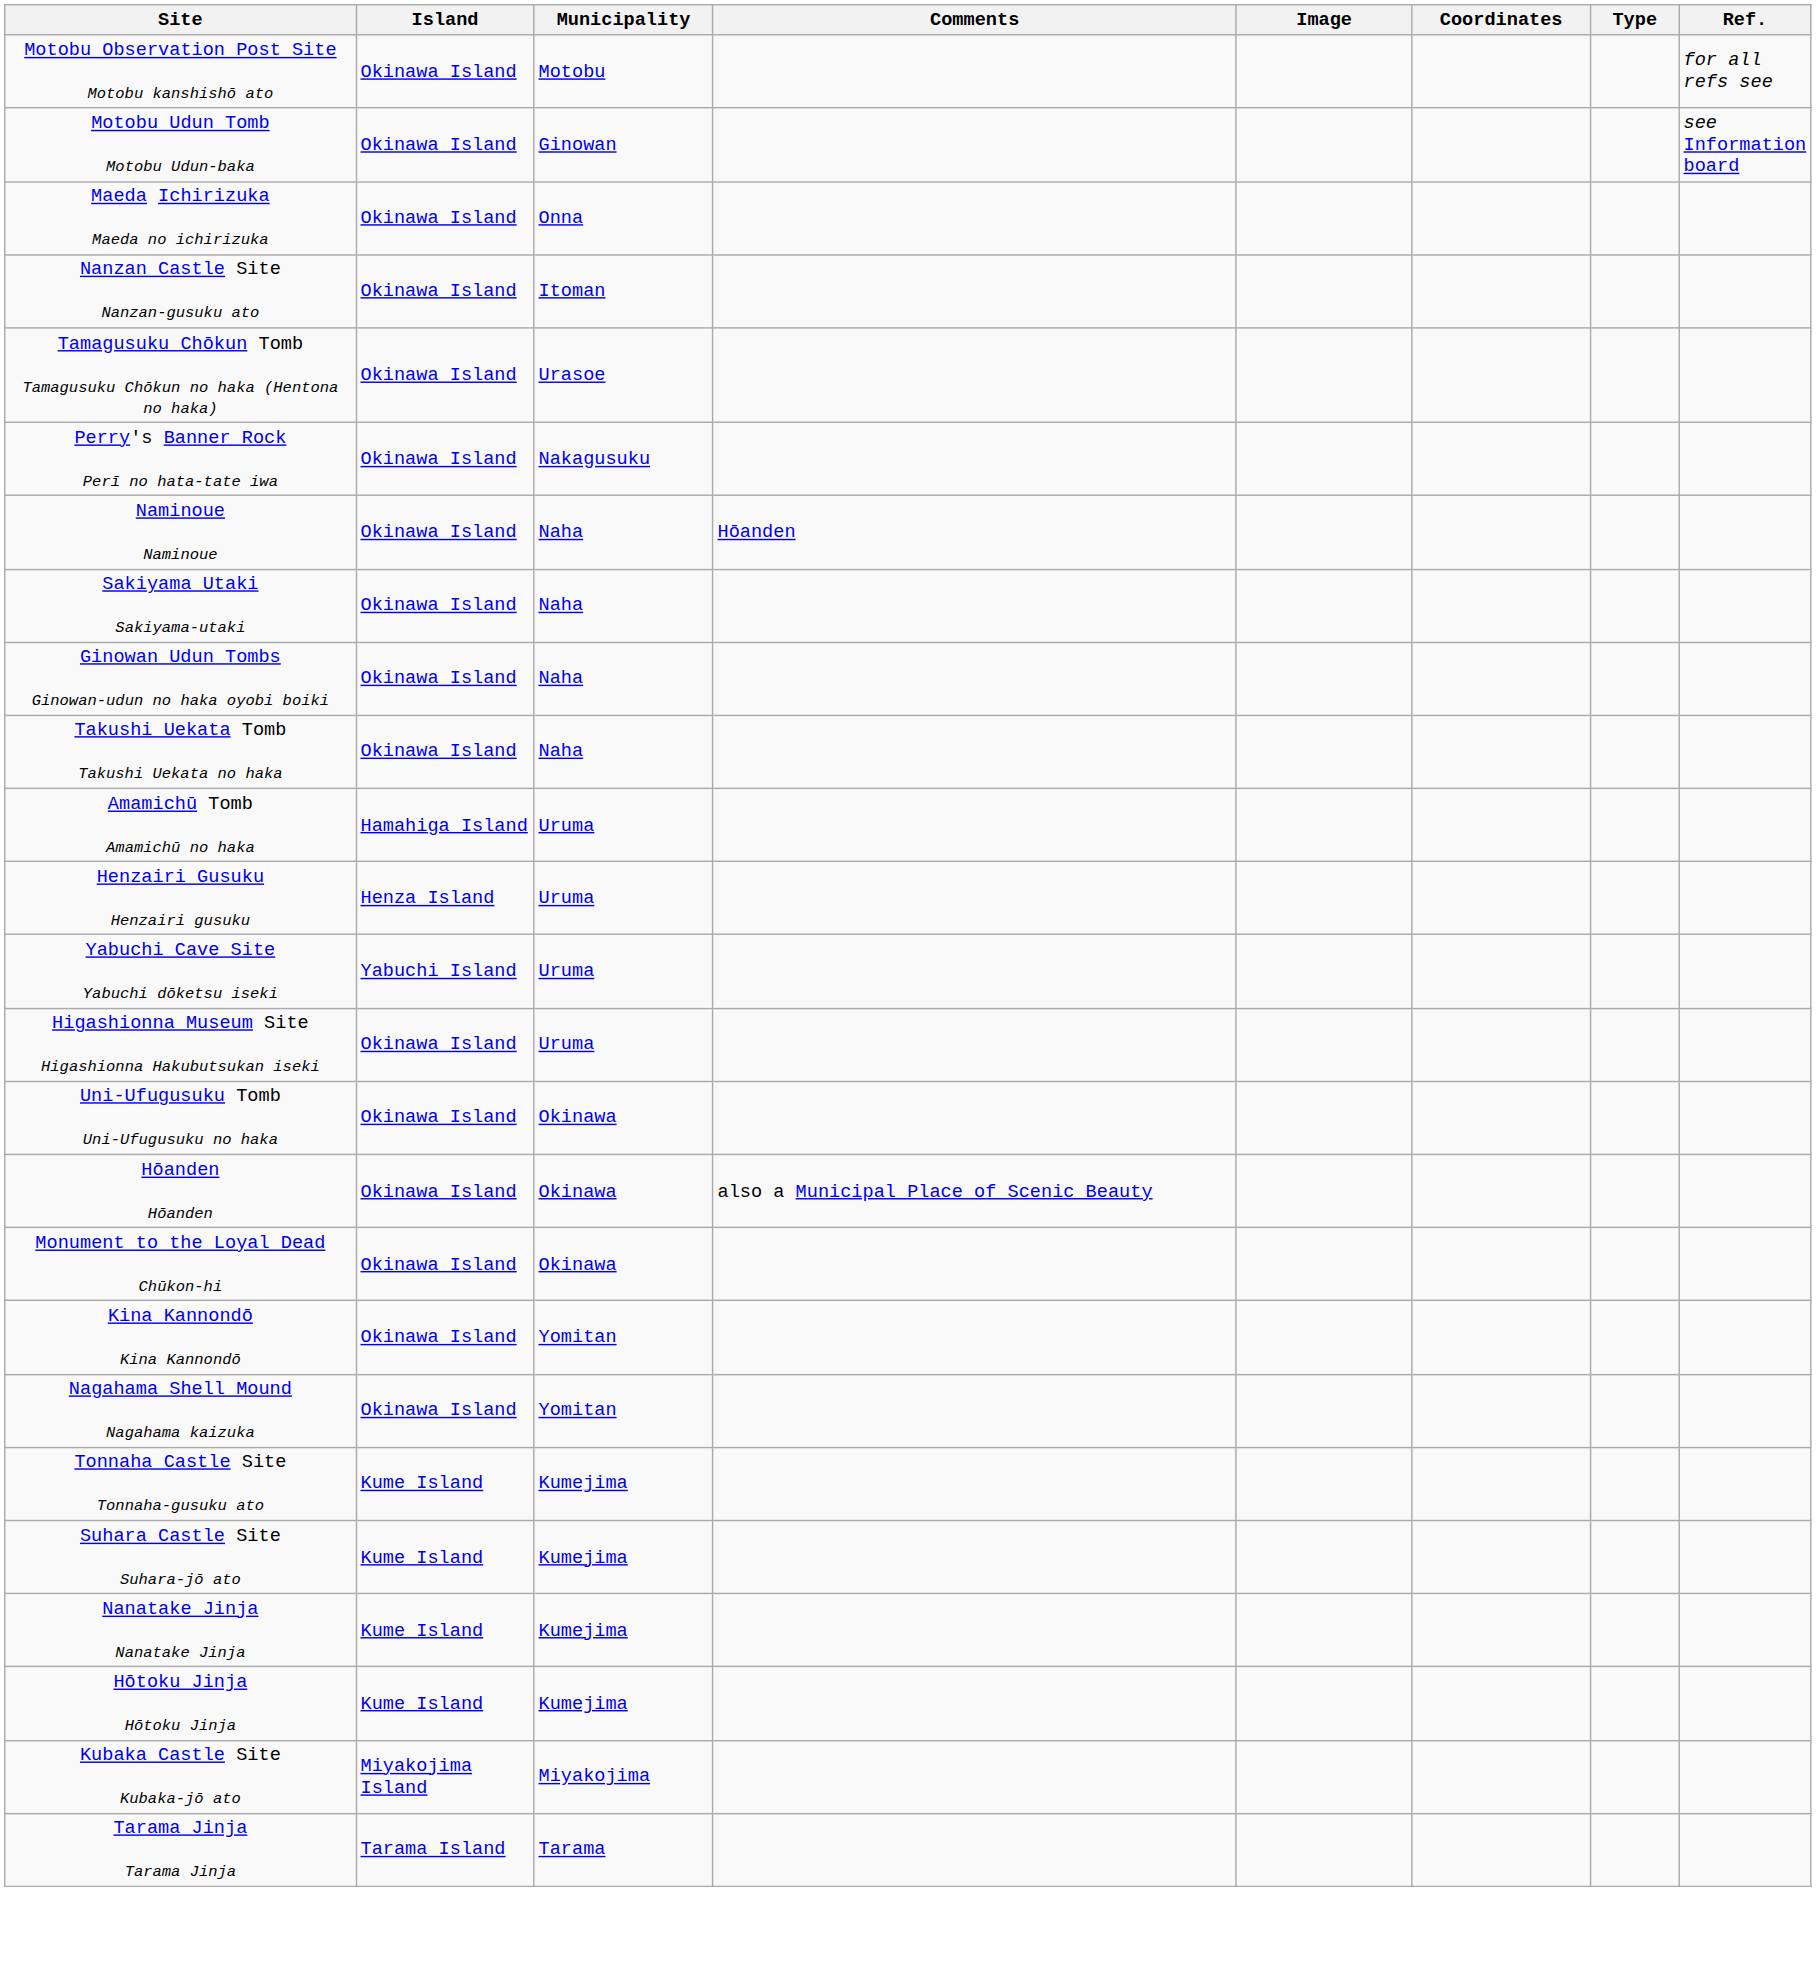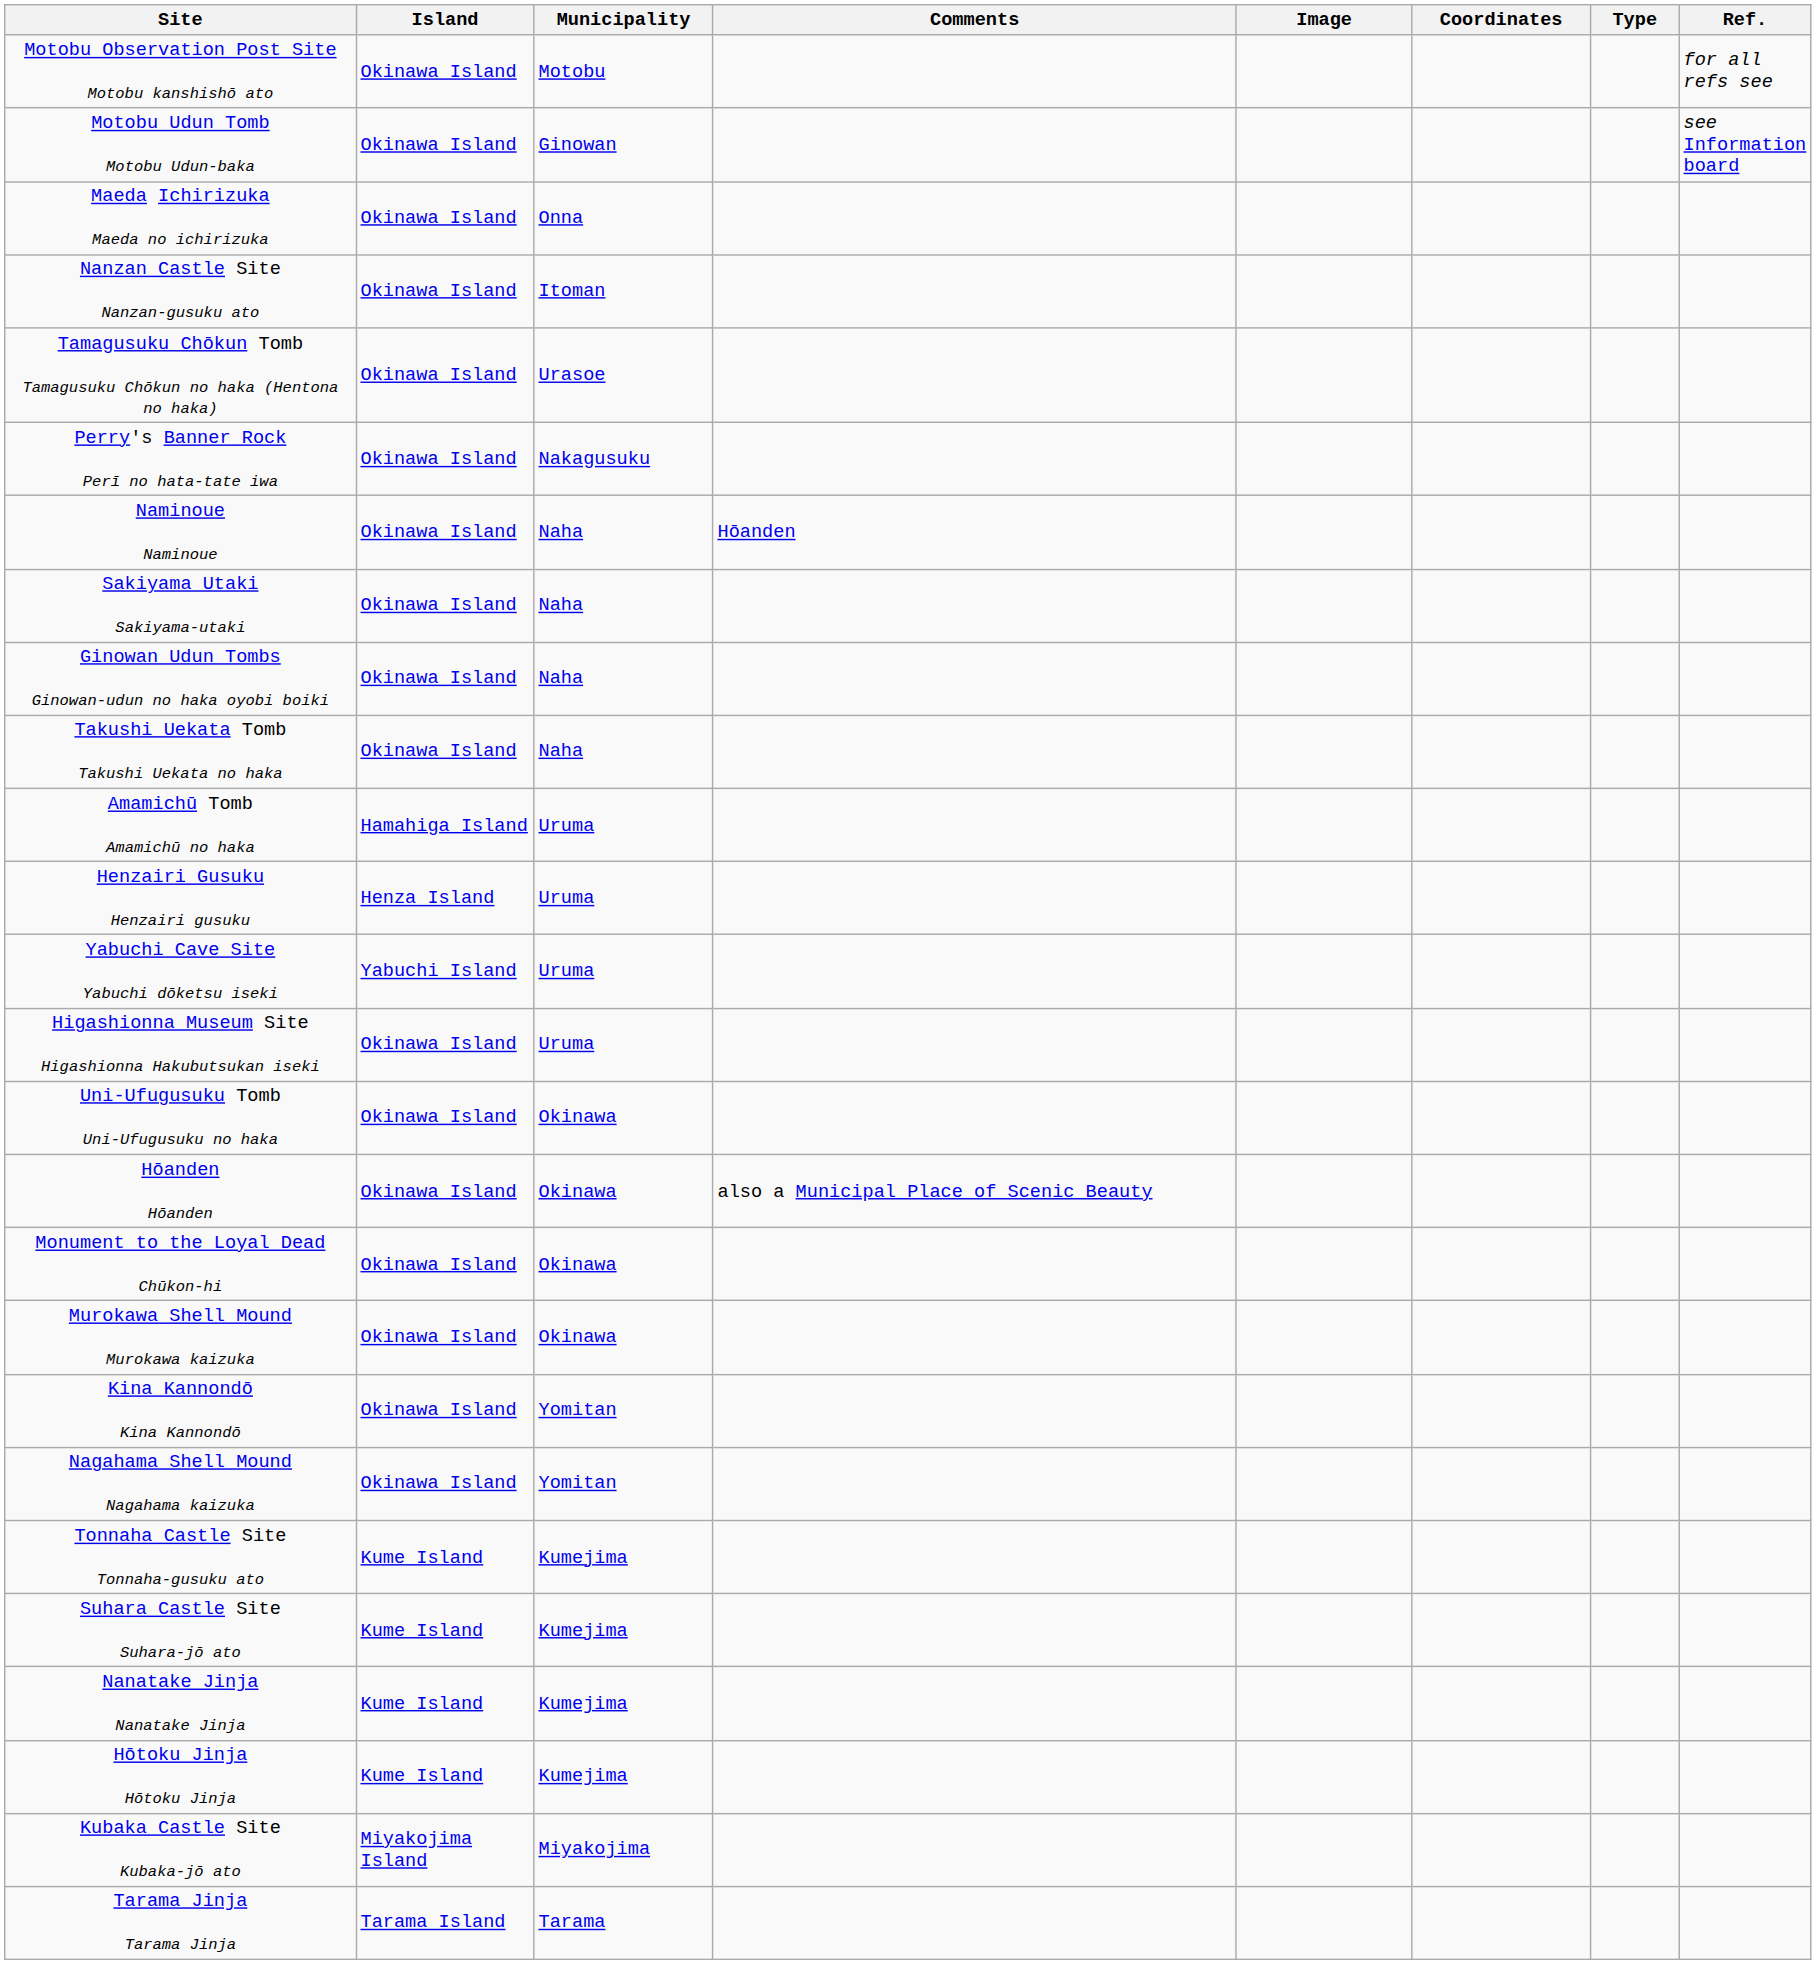+ row: (180, 1337)
